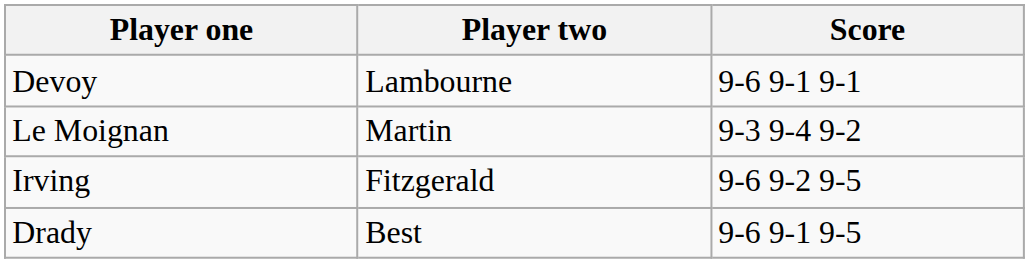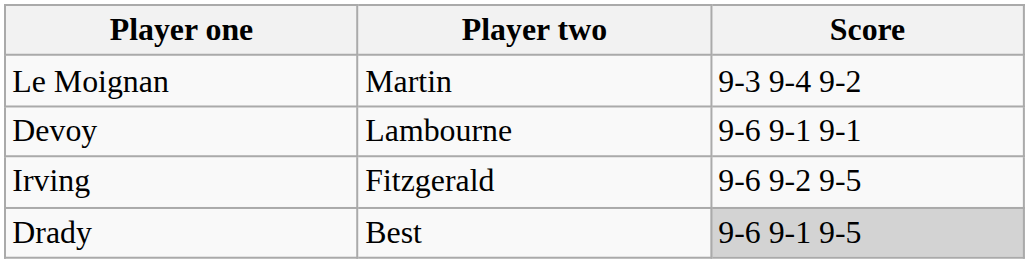rows swapped: (55, 80) <-> (91, 130)
(790, 231) no background -> (790, 231) lightgrey background
